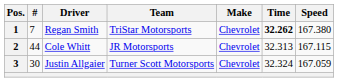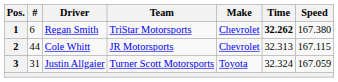(32, 30) 7 -> (32, 30) 6
(35, 64) 30 -> (35, 64) 31
(239, 64) Chevrolet -> (233, 64) Toyota
